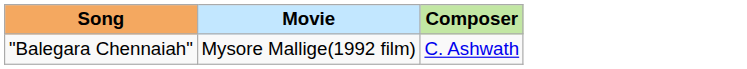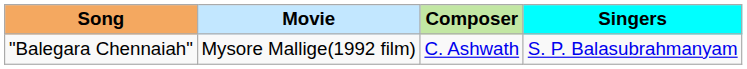+ column: (633, 19)
